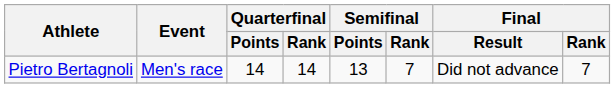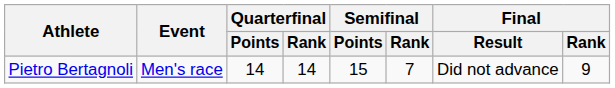(358, 70) 13 -> (358, 70) 15
(586, 70) 7 -> (586, 70) 9
